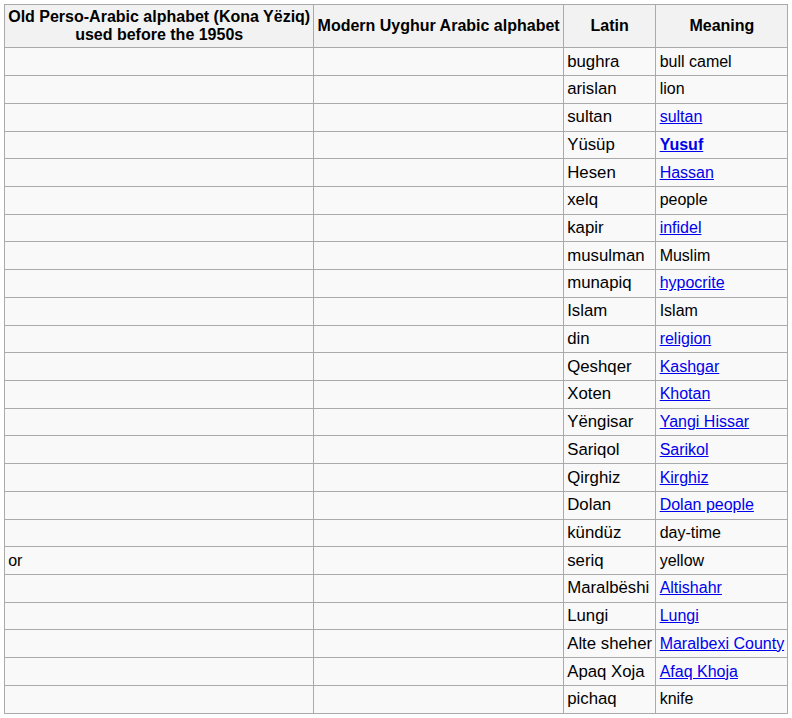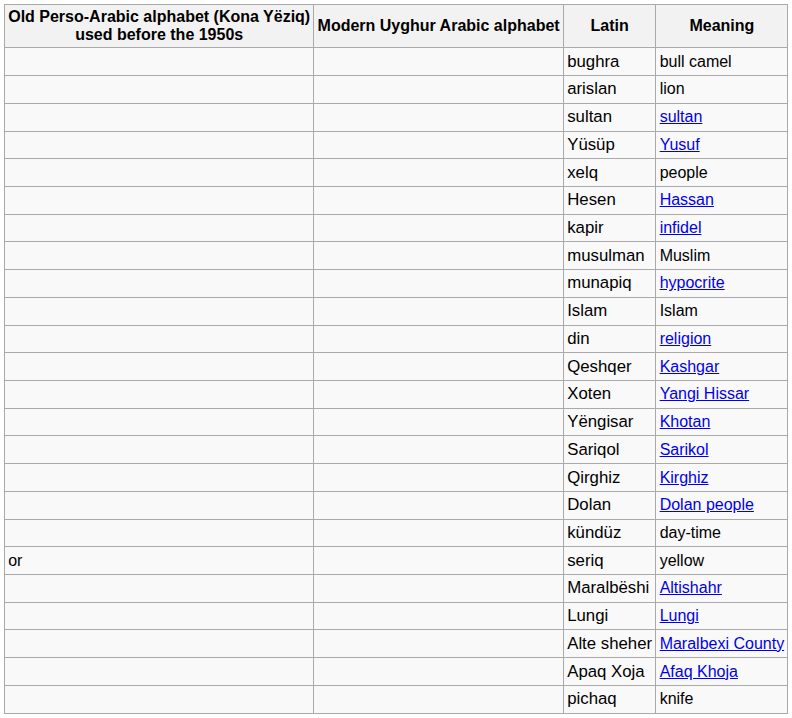(681, 144) bold -> (680, 144) normal
rows swapped: (591, 172) <-> (583, 200)
(685, 394) Khotan -> (704, 394) Yangi Hissar
(704, 422) Yangi Hissar -> (685, 422) Khotan
